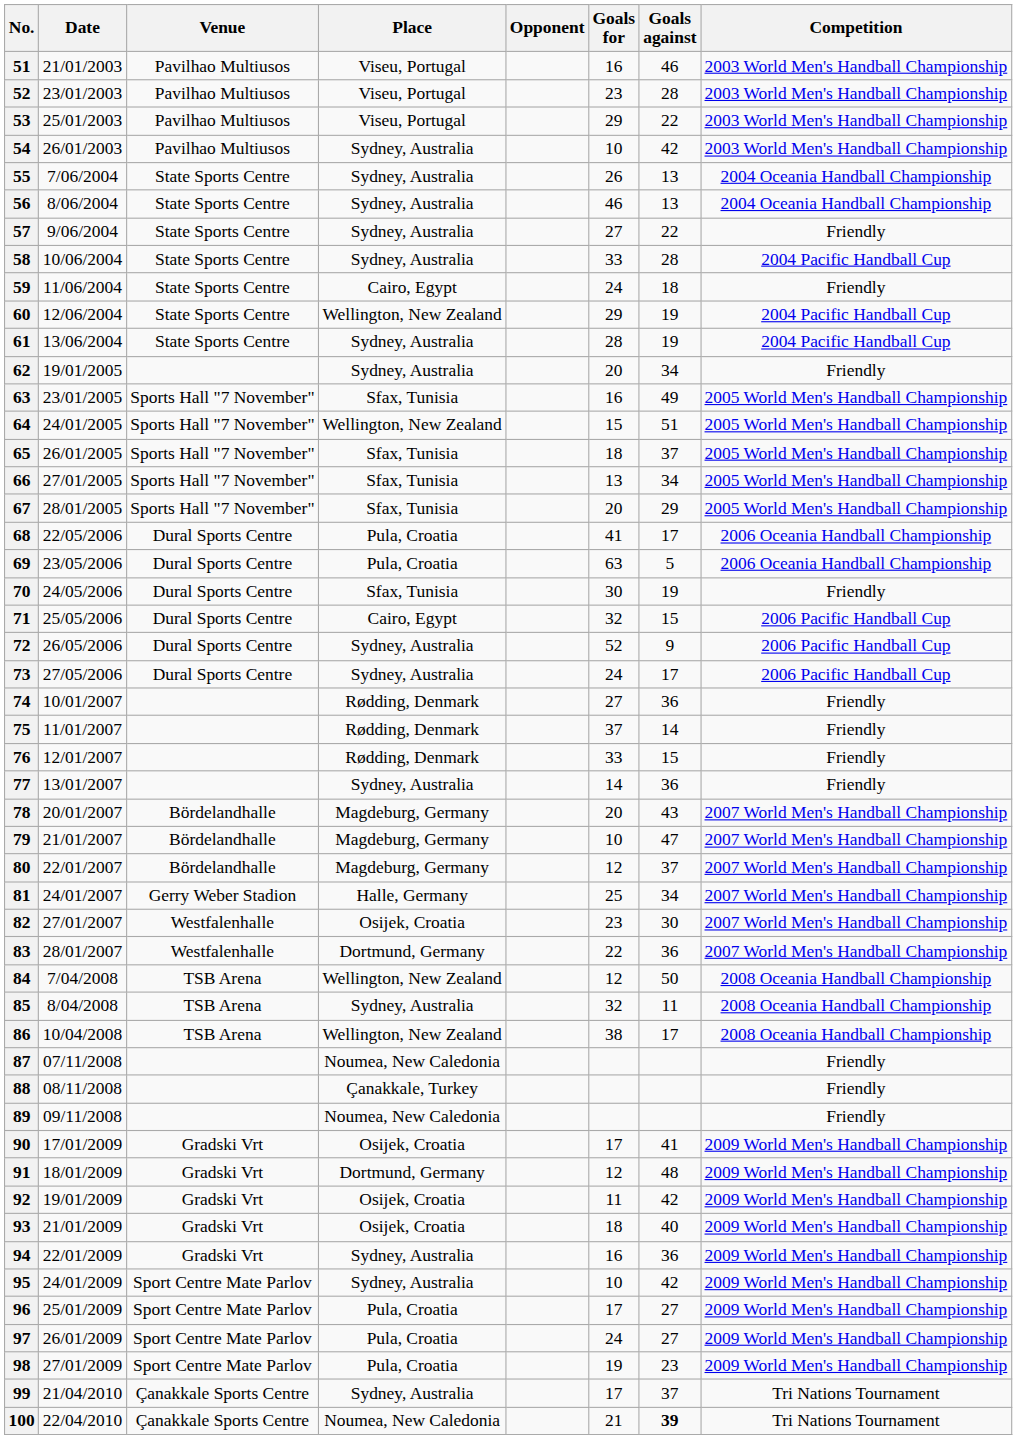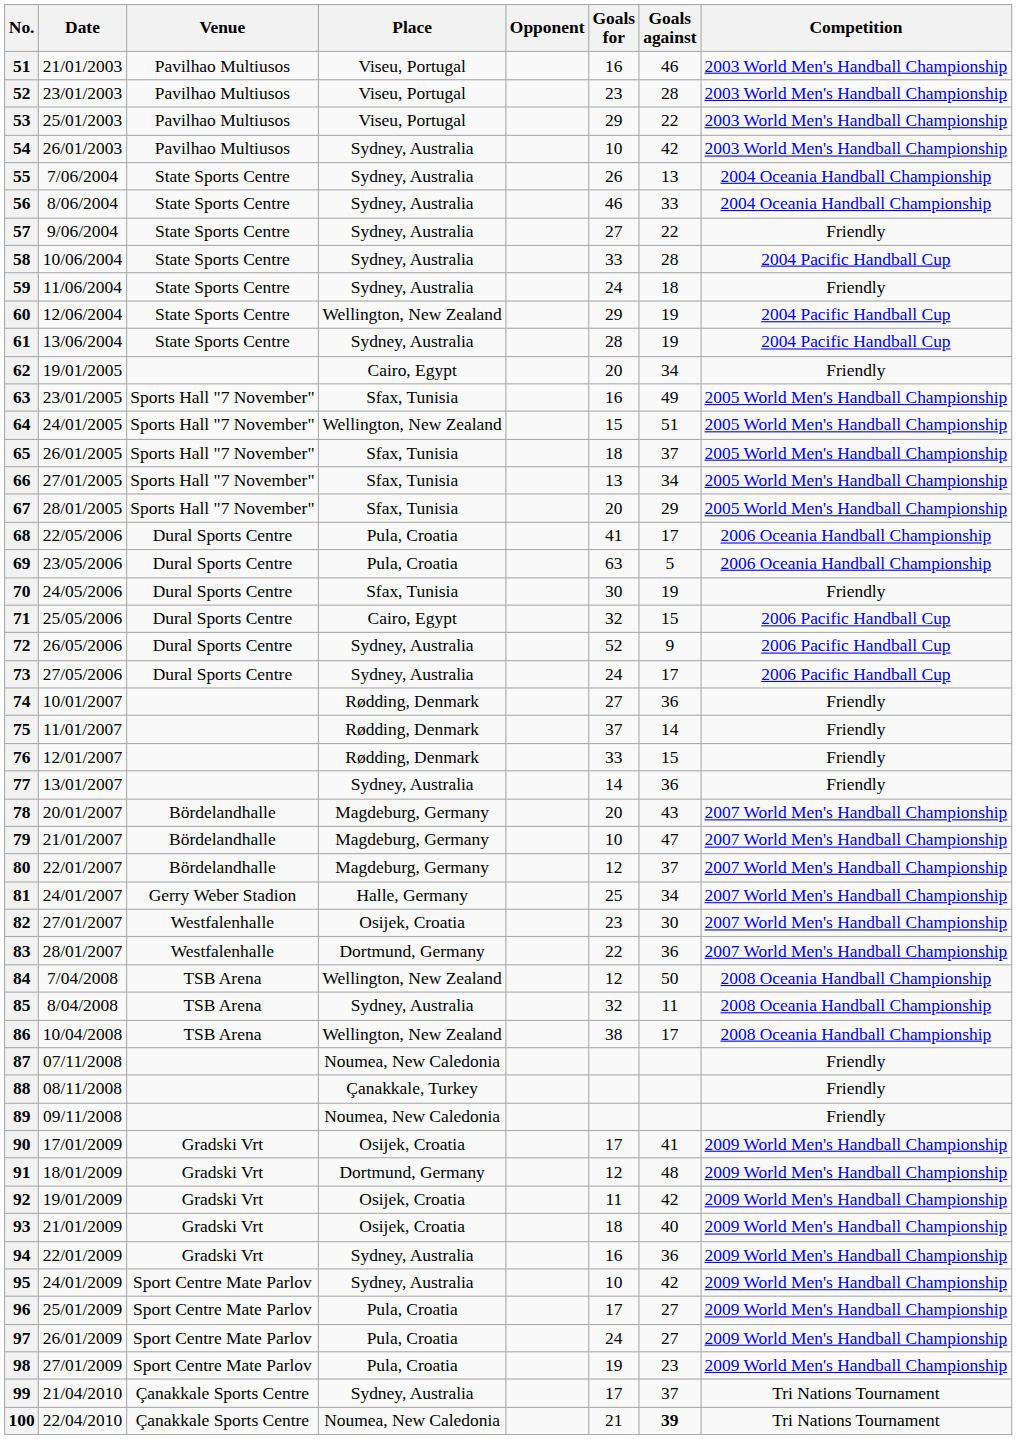(670, 203) 13 -> (670, 203) 33
(412, 286) Cairo, Egypt -> (412, 286) Sydney, Australia
(412, 369) Sydney, Australia -> (412, 369) Cairo, Egypt
